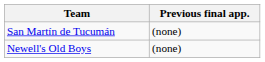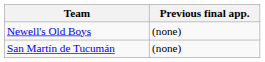rows swapped: (61, 31) <-> (49, 48)
